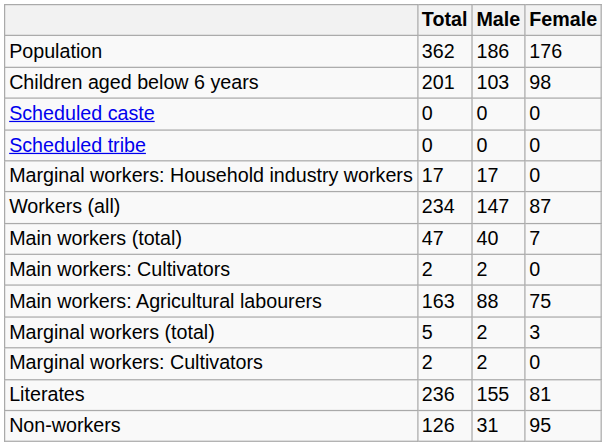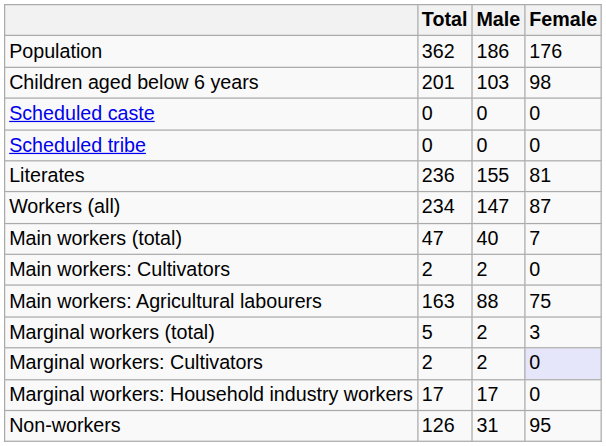rows swapped: (47, 394) <-> (211, 176)
(535, 363) no background -> (535, 363) lavender background
